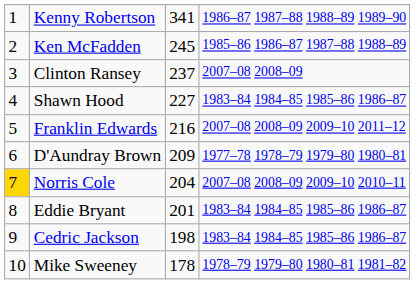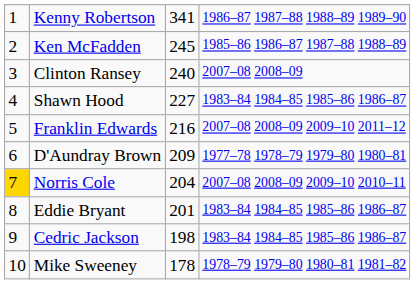(182, 73) 237 -> (182, 73) 240
